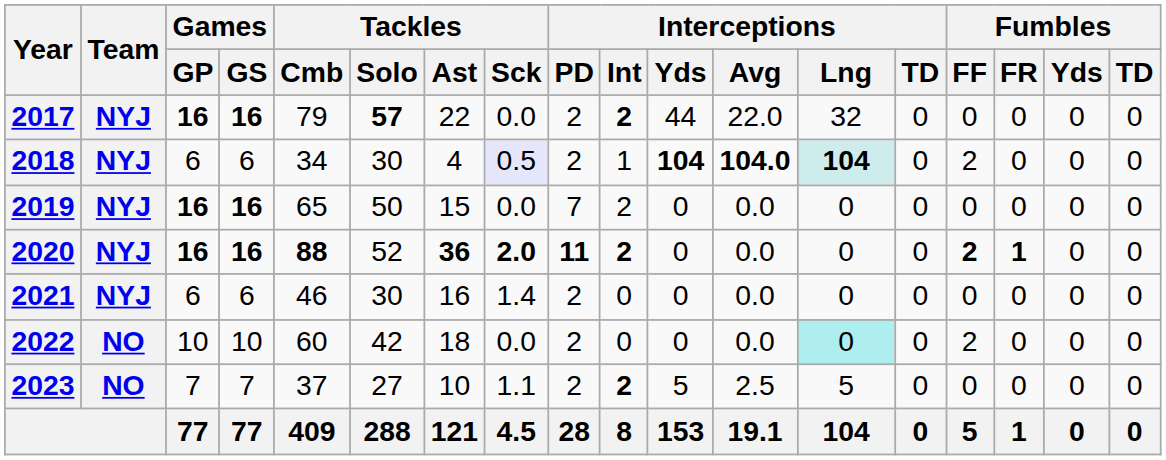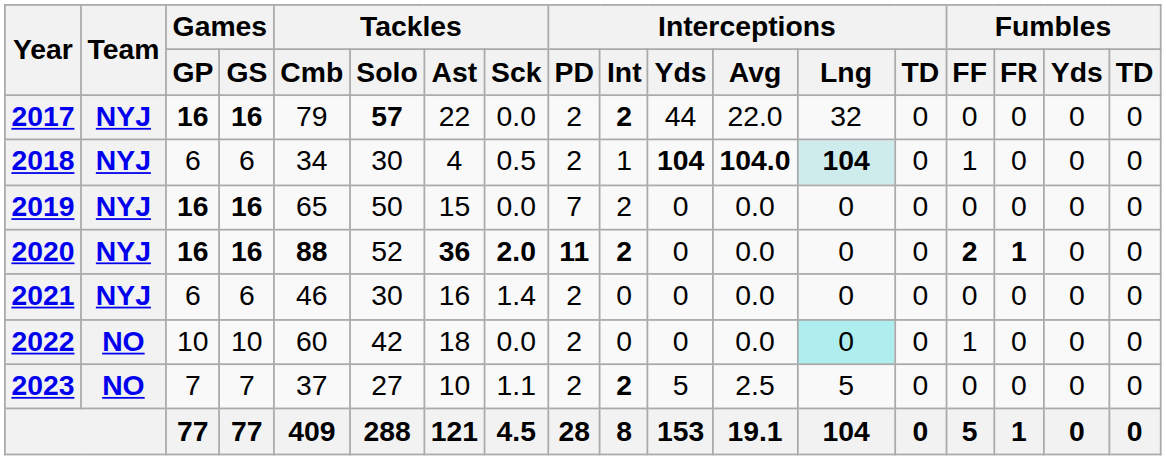(516, 161) lavender background -> (516, 161) no background
(970, 161) 2 -> (970, 161) 1
(970, 341) 2 -> (970, 341) 1
